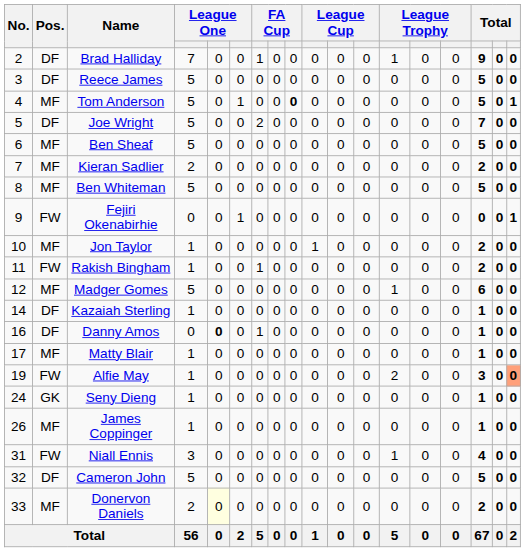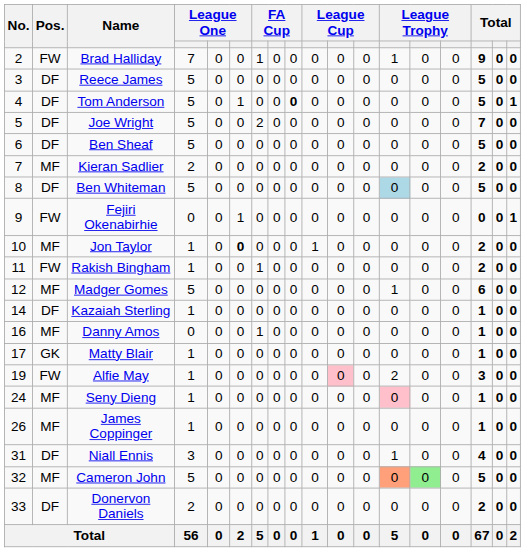(50, 58) DF -> (50, 58) FW
(50, 101) MF -> (50, 101) DF
(50, 144) MF -> (50, 144) DF
(50, 187) MF -> (50, 187) DF
(395, 187) no background -> (395, 187) lightblue background
(240, 246) normal -> (240, 246) bold
(50, 332) DF -> (50, 332) MF
(219, 332) bold -> (219, 332) normal
(50, 354) MF -> (50, 354) GK
(341, 375) no background -> (341, 375) pink background
(513, 375) lightsalmon background -> (513, 375) no background
(50, 397) GK -> (50, 397) MF
(395, 397) no background -> (395, 397) pink background
(50, 455) FW -> (50, 455) DF
(50, 477) DF -> (50, 477) MF
(395, 477) no background -> (395, 477) lightsalmon background
(425, 477) no background -> (425, 477) lightgreen background
(50, 506) MF -> (50, 506) DF
(219, 506) lightyellow background -> (219, 506) no background
